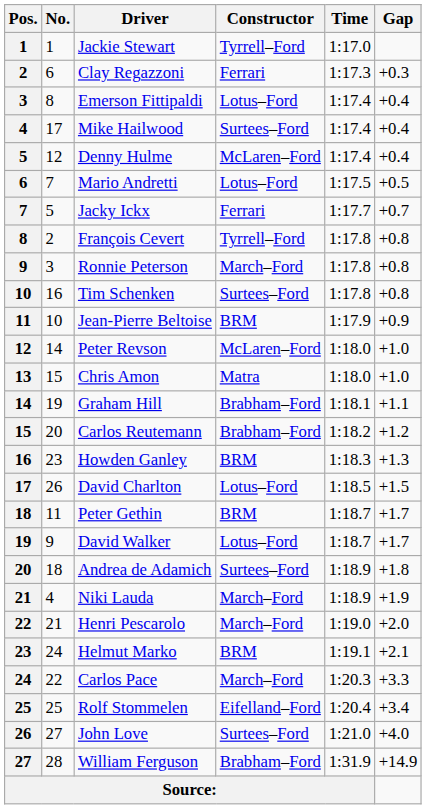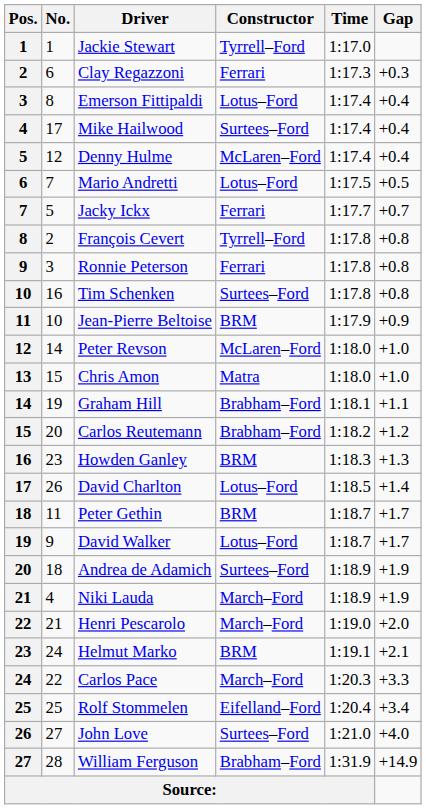(261, 266) March–Ford -> (242, 266) Ferrari
(394, 487) +1.5 -> (394, 487) +1.4
(394, 569) +1.8 -> (394, 569) +1.9
